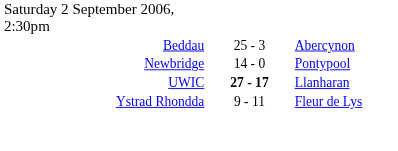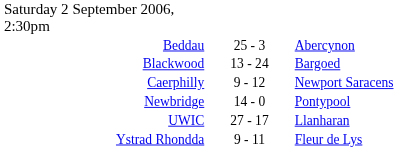+ row: (173, 64)
+ row: (176, 82)
(249, 82) bold -> (249, 120) normal
